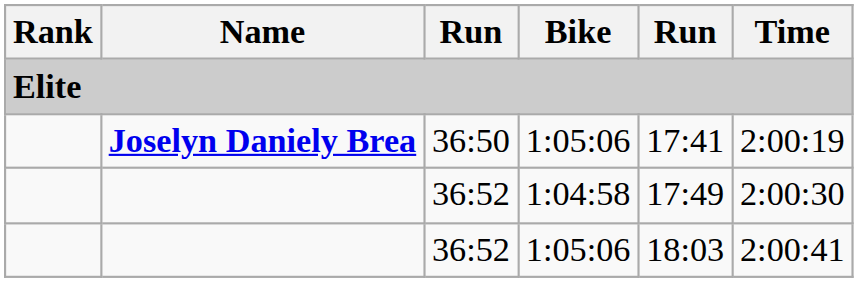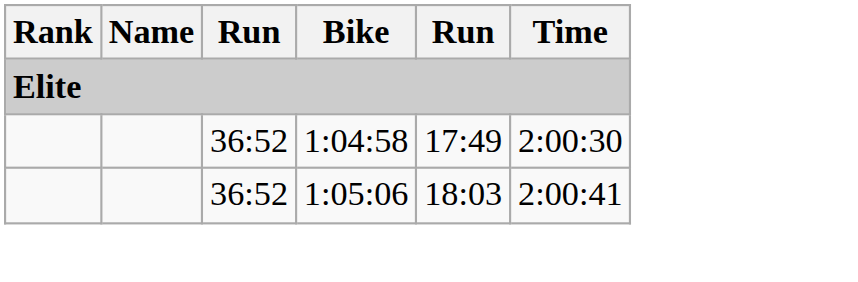- row: (262, 140)
